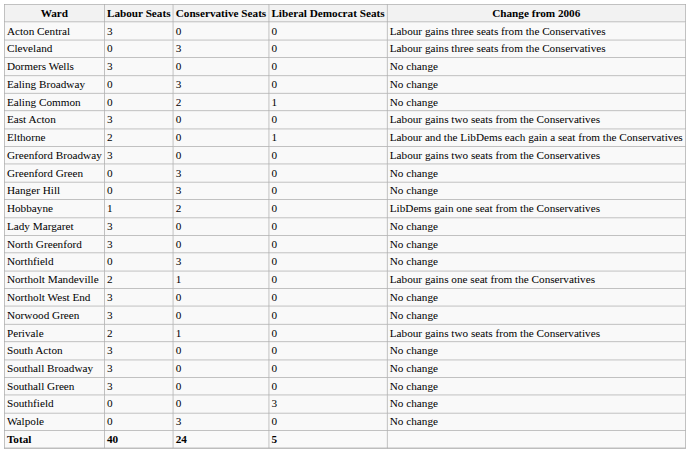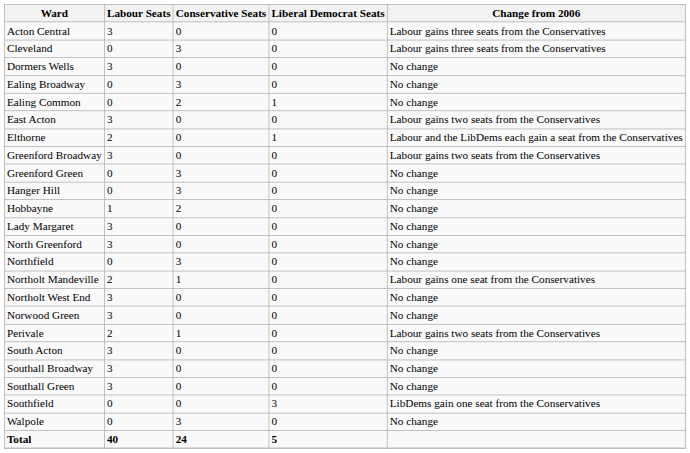(495, 208) LibDems gain one seat from the Conservatives -> (414, 208) No change
(414, 404) No change -> (495, 404) LibDems gain one seat from the Conservatives
